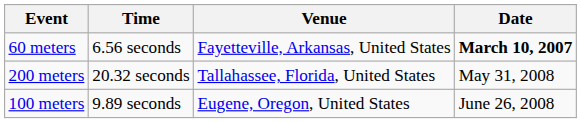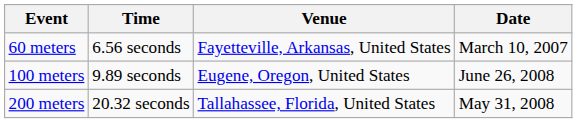(515, 47) bold -> (513, 47) normal
rows swapped: (46, 103) <-> (46, 75)
